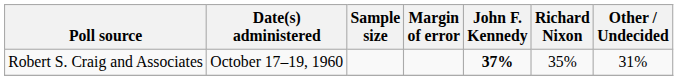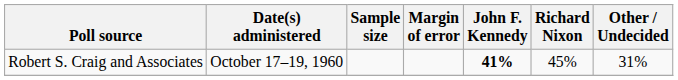(497, 62) 37% -> (497, 62) 41%
(562, 62) 35% -> (562, 62) 45%
